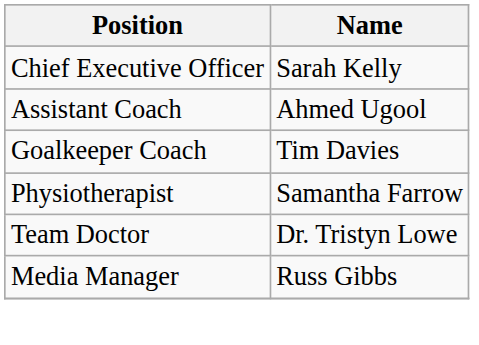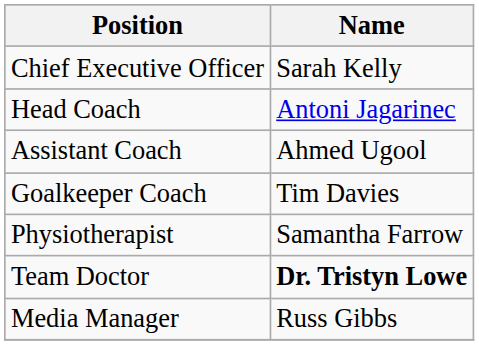+ row: (76, 109)
(367, 234) normal -> (372, 276) bold
